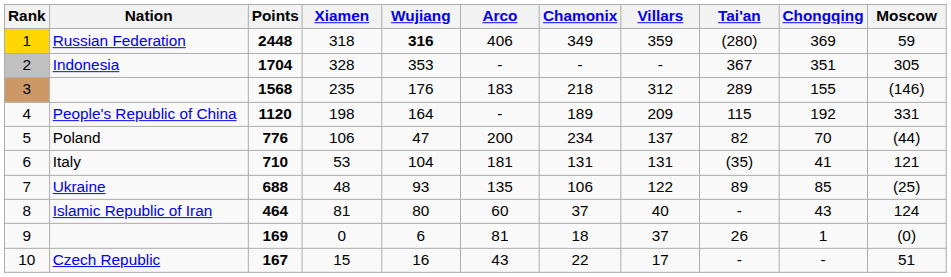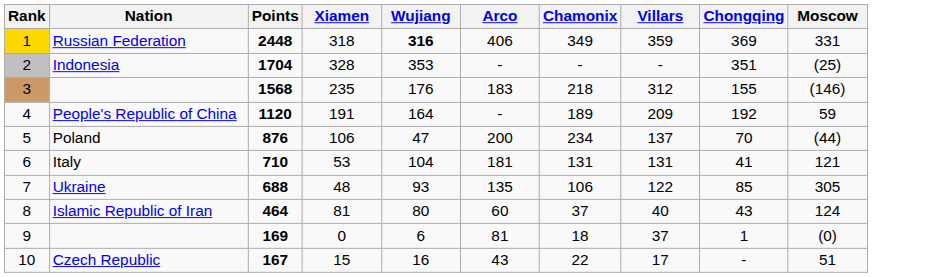- column: (739, 16)
(907, 41) 59 -> (828, 41) 331
(907, 65) 305 -> (828, 65) (25)
(342, 114) 198 -> (342, 114) 191
(907, 114) 331 -> (828, 114) 59
(275, 138) 776 -> (275, 138) 876
(907, 187) (25) -> (828, 187) 305
